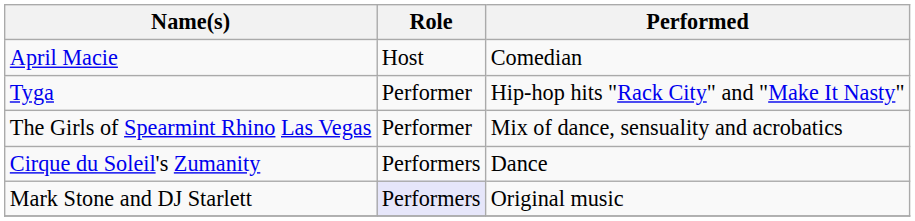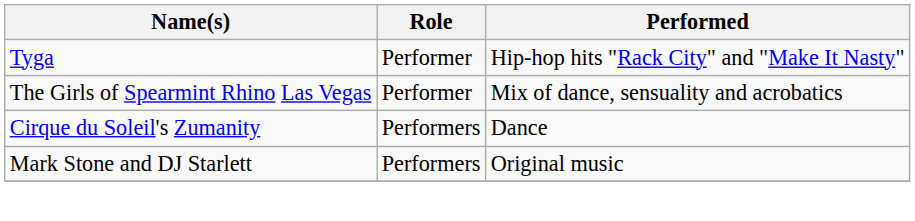- row: (64, 57)
(431, 198) lavender background -> (431, 163) no background
